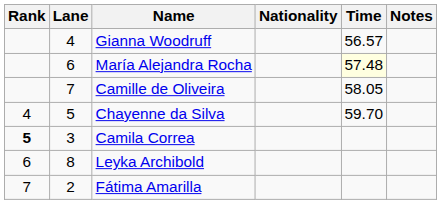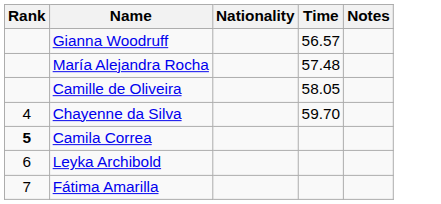- column: (71, 16)
(364, 65) lightyellow background -> (321, 65) no background
